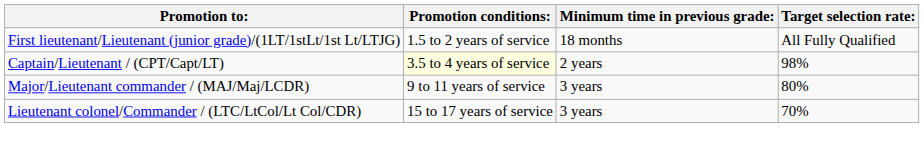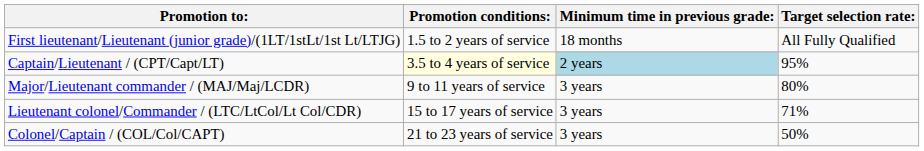(581, 63) no background -> (581, 63) lightblue background
(795, 63) 98% -> (795, 63) 95%
(795, 110) 70% -> (795, 110) 71%
+ row: (116, 134)
